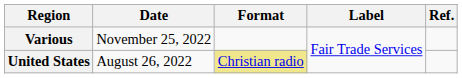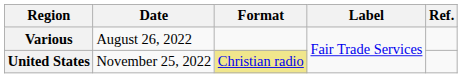(154, 38) November 25, 2022 -> (144, 38) August 26, 2022
(144, 61) August 26, 2022 -> (154, 61) November 25, 2022
